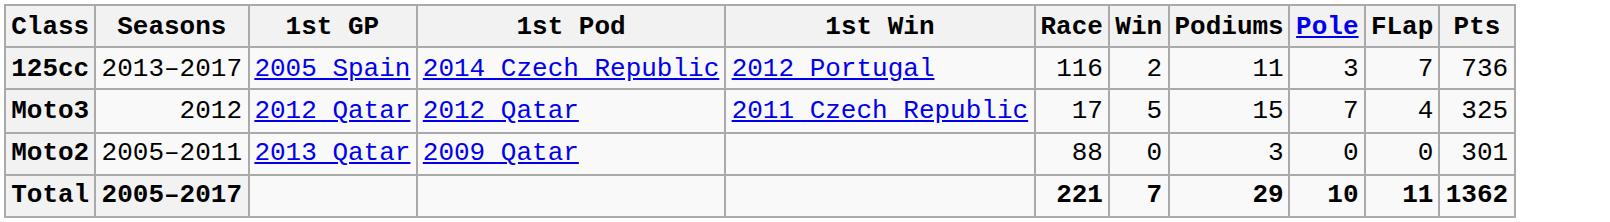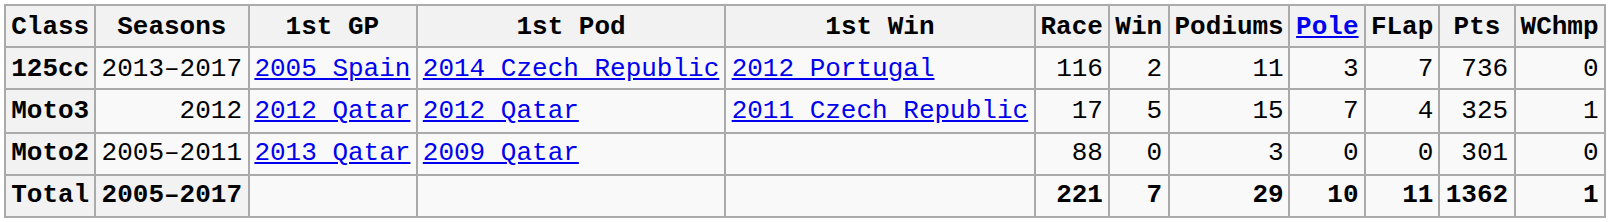+ column: (1560, 26)
